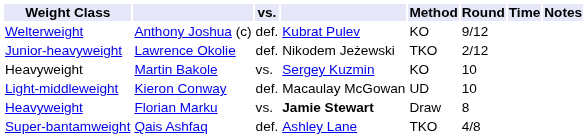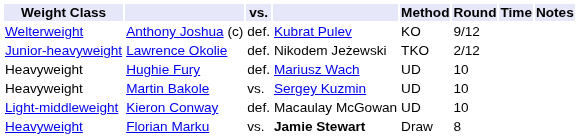+ row: (163, 70)
(419, 70) KO -> (411, 88) UD
- row: (171, 126)
